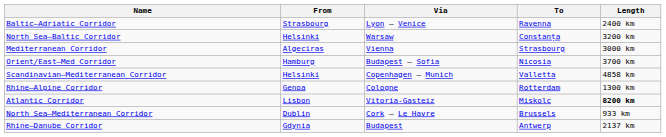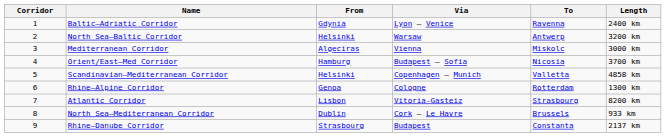+ column: (35, 10)
(306, 23) Strasbourg -> (332, 23) Gdynia
(540, 36) Constanța -> (549, 36) Antwerp
(542, 49) Strasbourg -> (549, 49) Miskolc
(535, 100) Miskolc -> (555, 100) Strasbourg
(618, 100) bold -> (624, 100) normal
(296, 125) Gdynia -> (341, 125) Strasbourg
(535, 125) Antwerp -> (553, 125) Constanța
